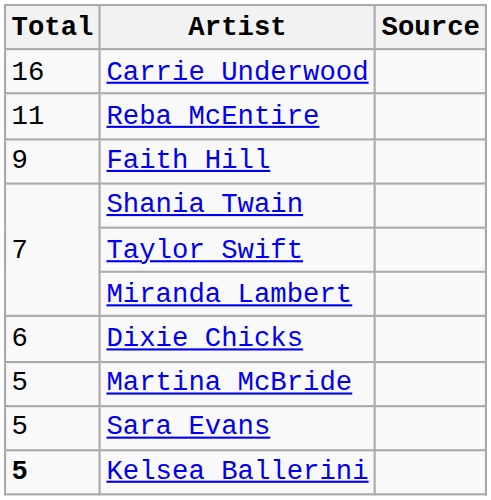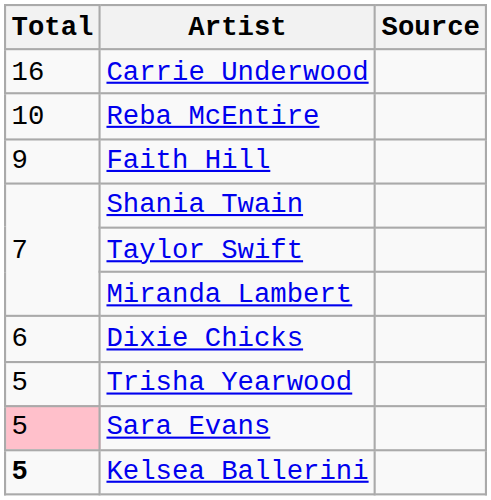(28, 116) 11 -> (28, 116) 10
+ row: (229, 383)
- row: (229, 383)
(20, 428) no background -> (20, 428) pink background
